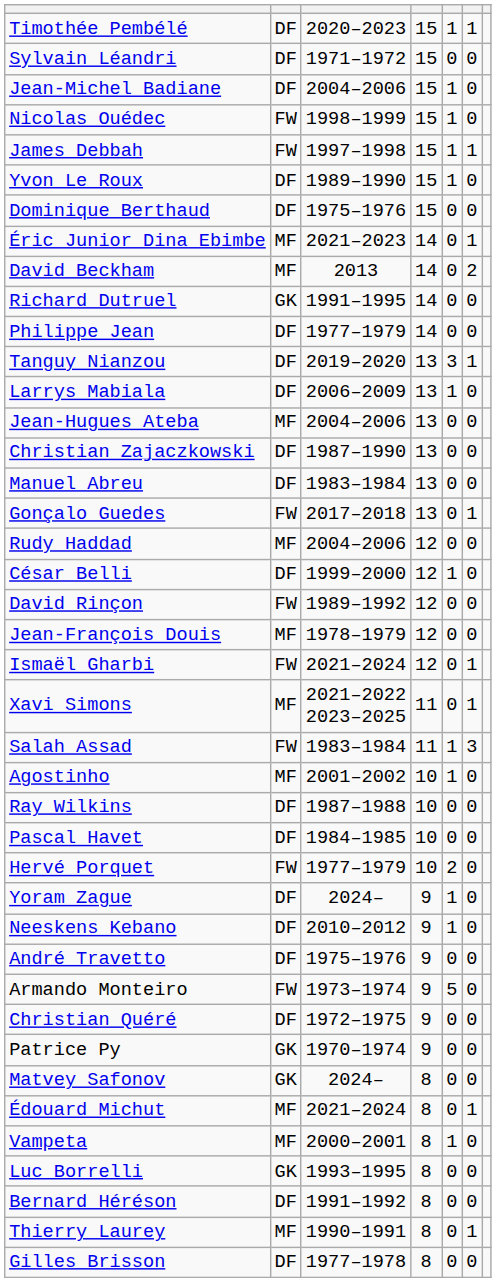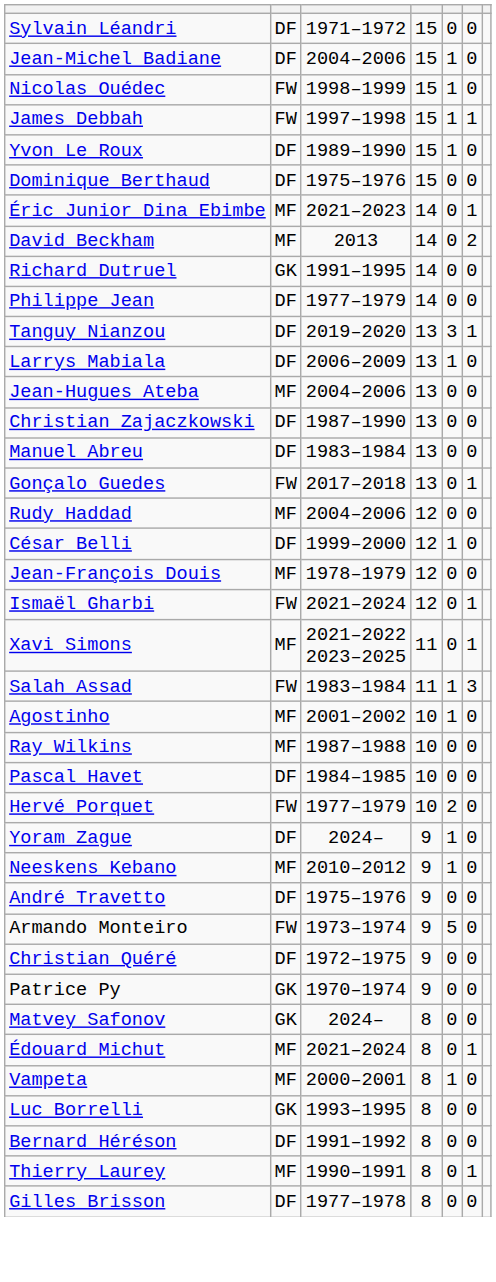- row: (98, 29)
- row: (76, 604)
(286, 808) DF -> (286, 747) MF
(286, 929) DF -> (286, 868) MF
